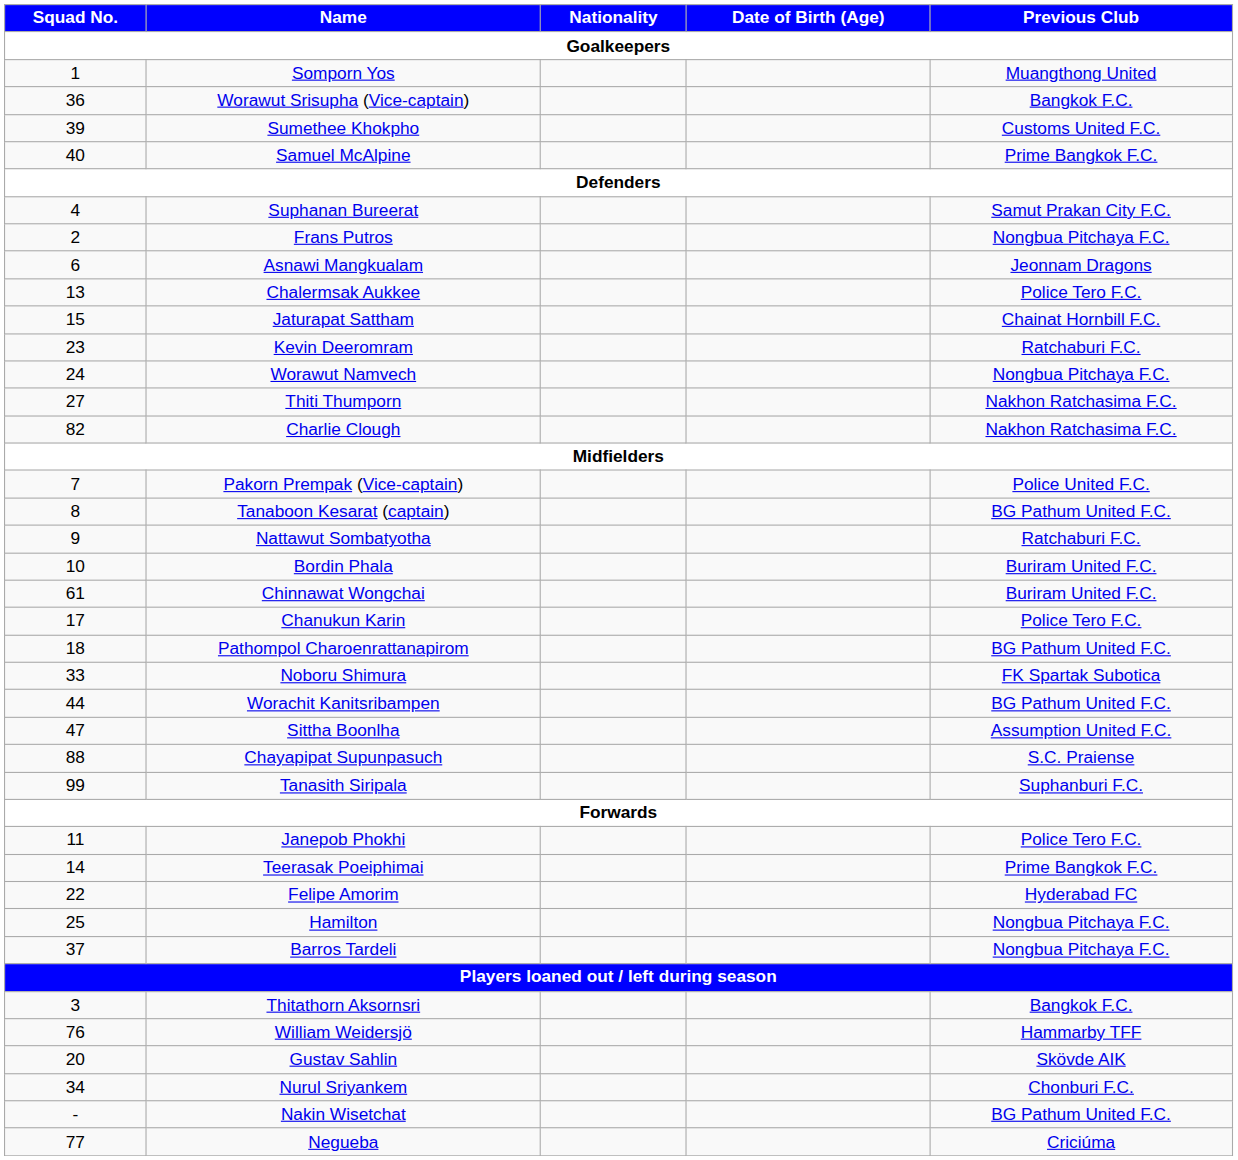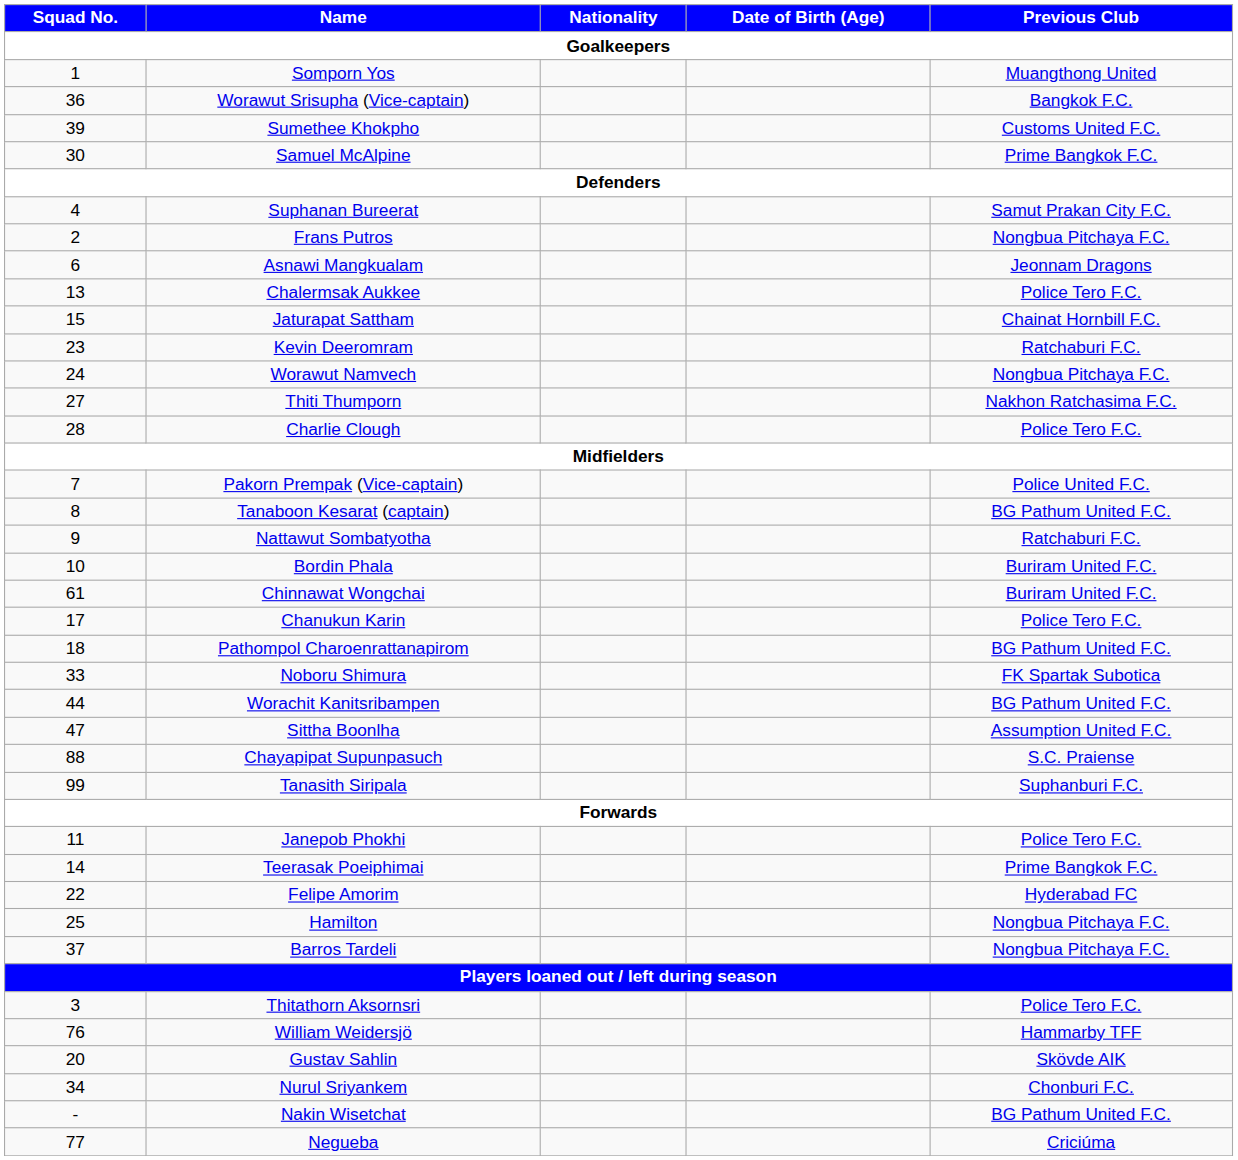(75, 155) 40 -> (75, 155) 30
(75, 429) 82 -> (75, 429) 28
(1081, 429) Nakhon Ratchasima F.C. -> (1081, 429) Police Tero F.C.
(1081, 1004) Bangkok F.C. -> (1081, 1004) Police Tero F.C.
